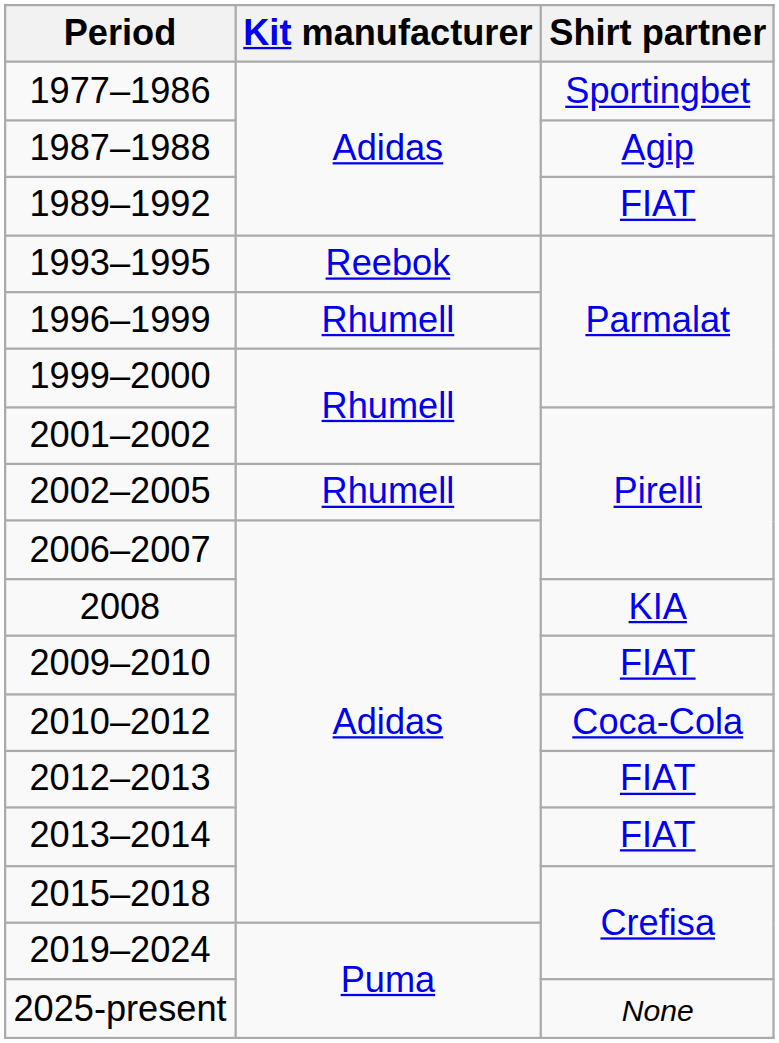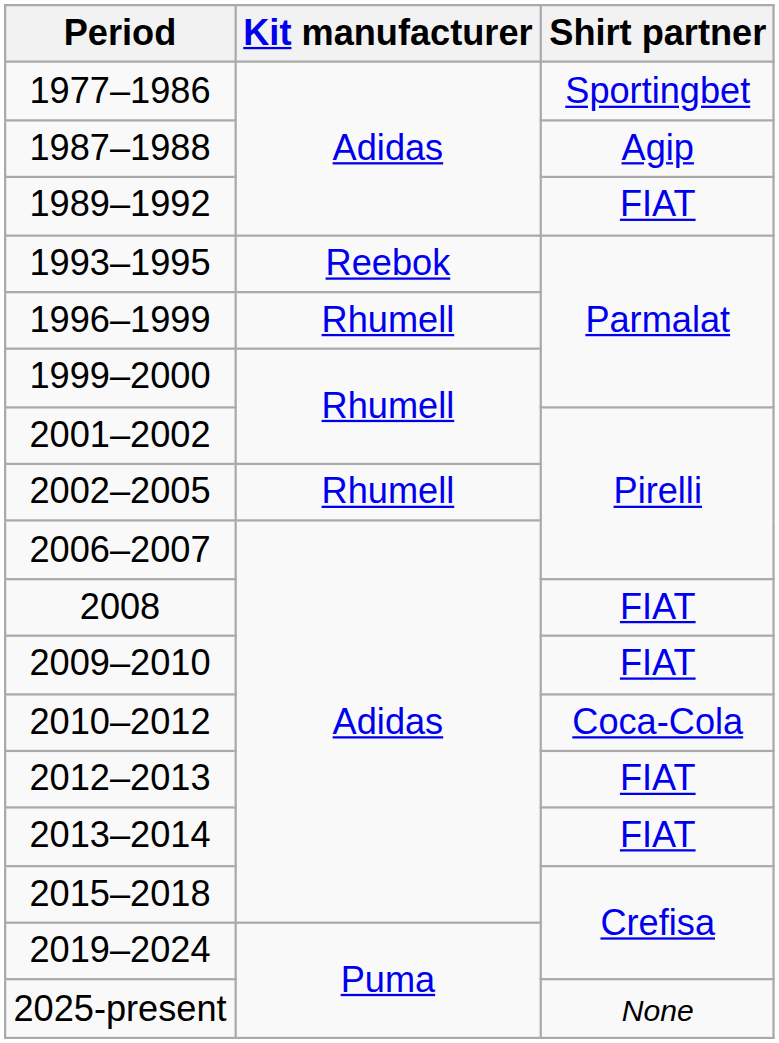(658, 606) KIA -> (658, 606) FIAT
